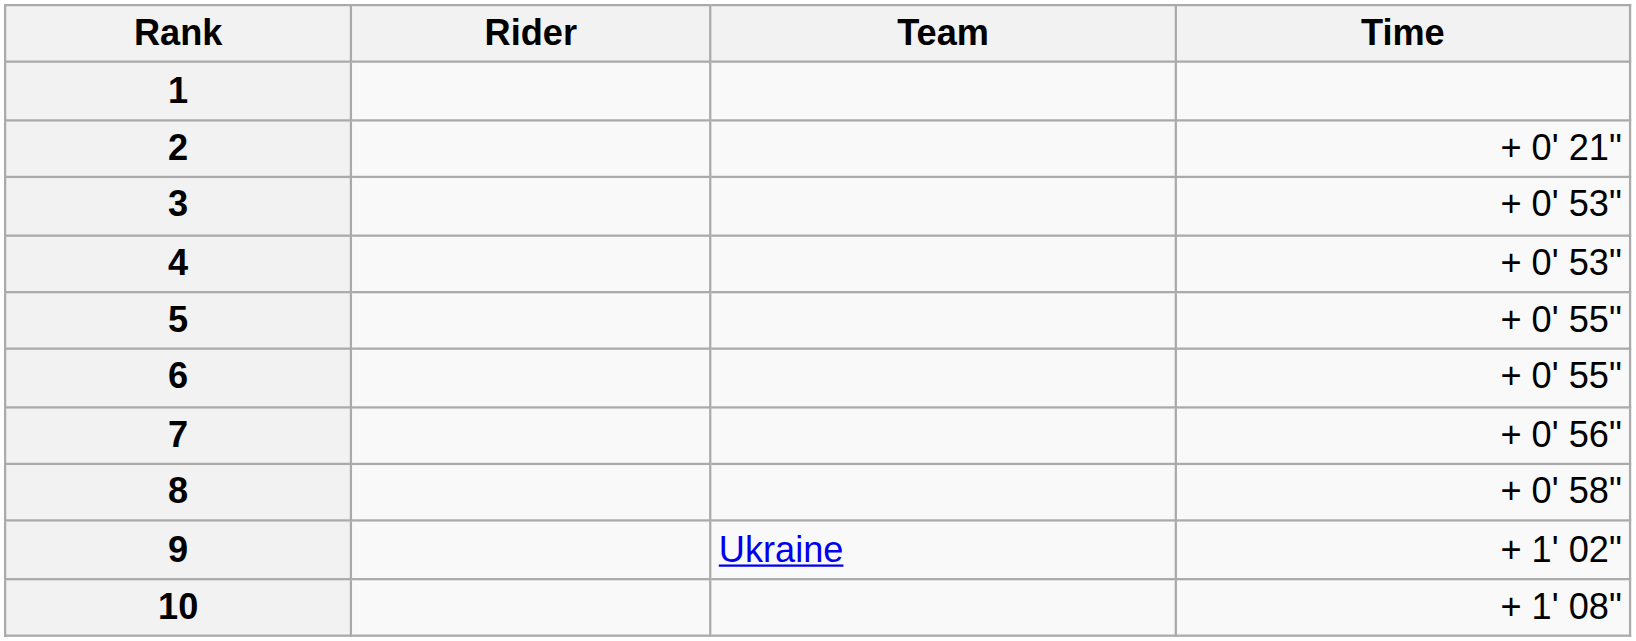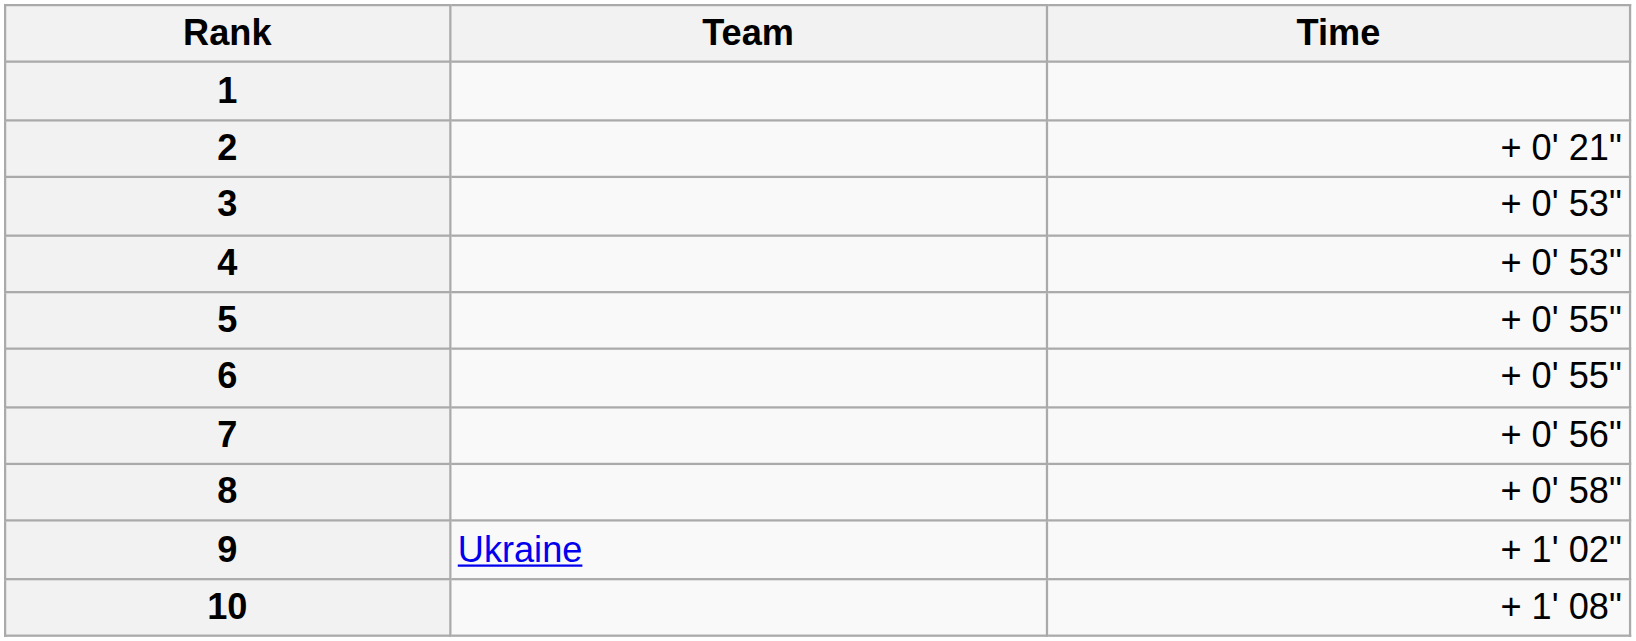- column: (531, 33)
